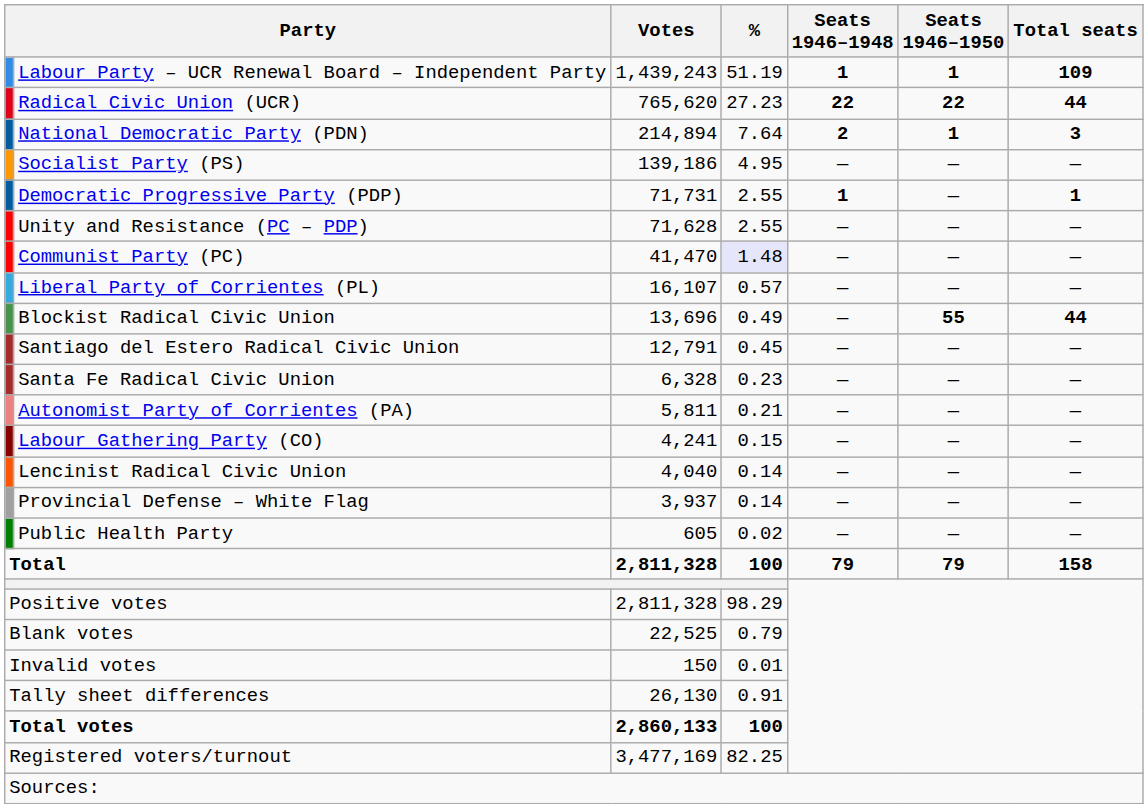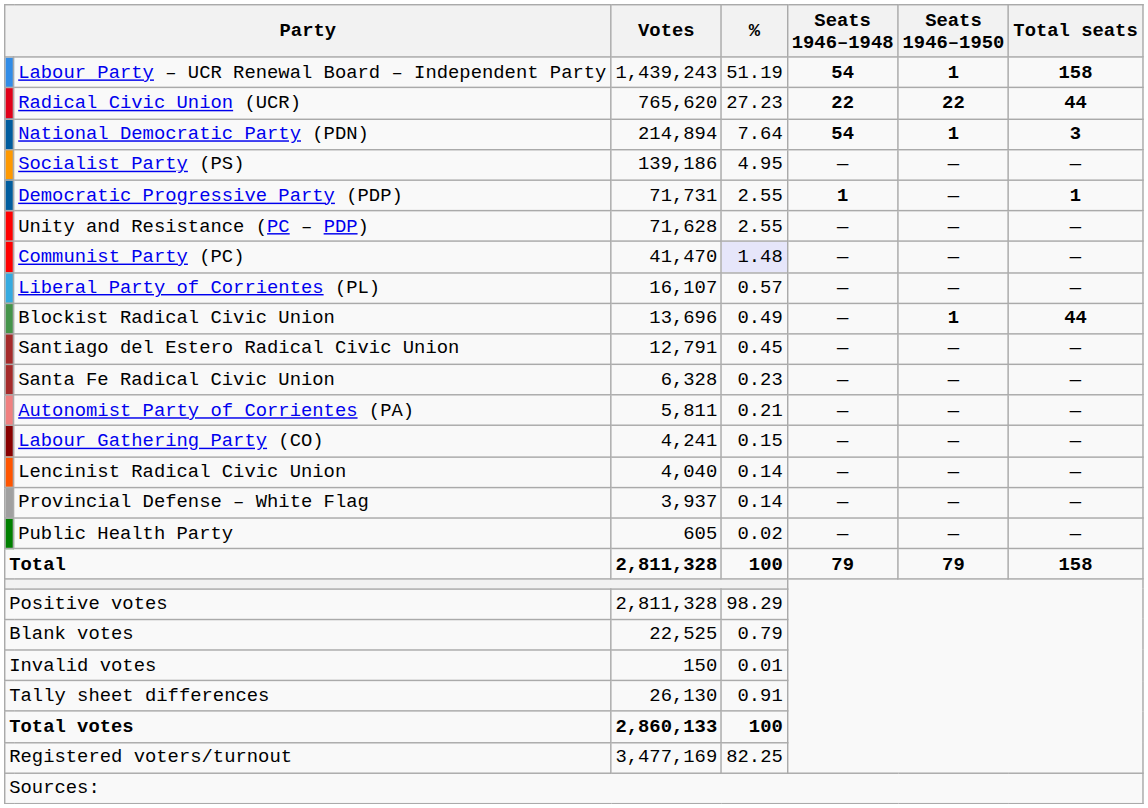(843, 73) 1 -> (843, 73) 54
(1076, 73) 109 -> (1076, 73) 158
(843, 134) 2 -> (843, 134) 54
(953, 318) 55 -> (953, 318) 1
